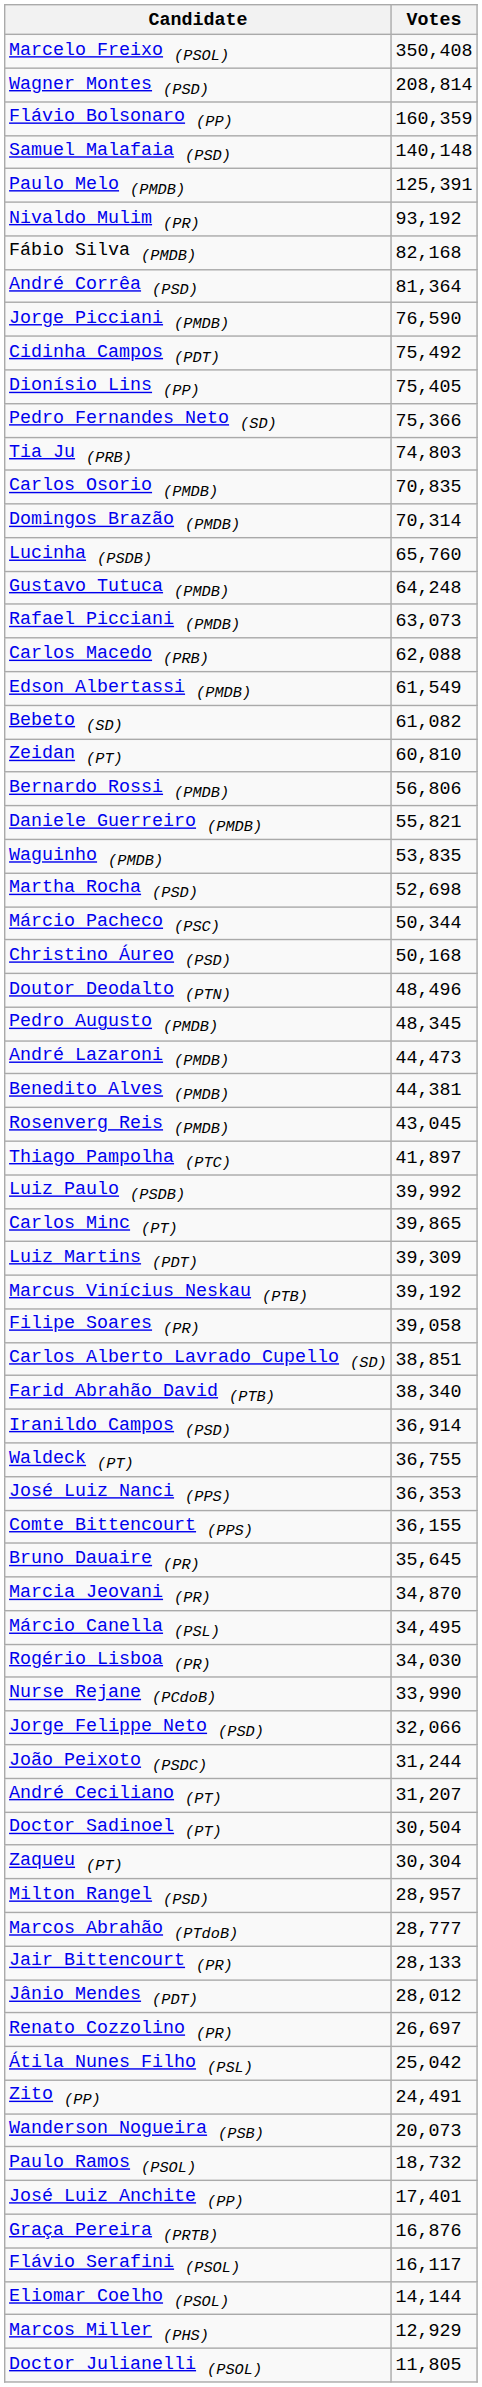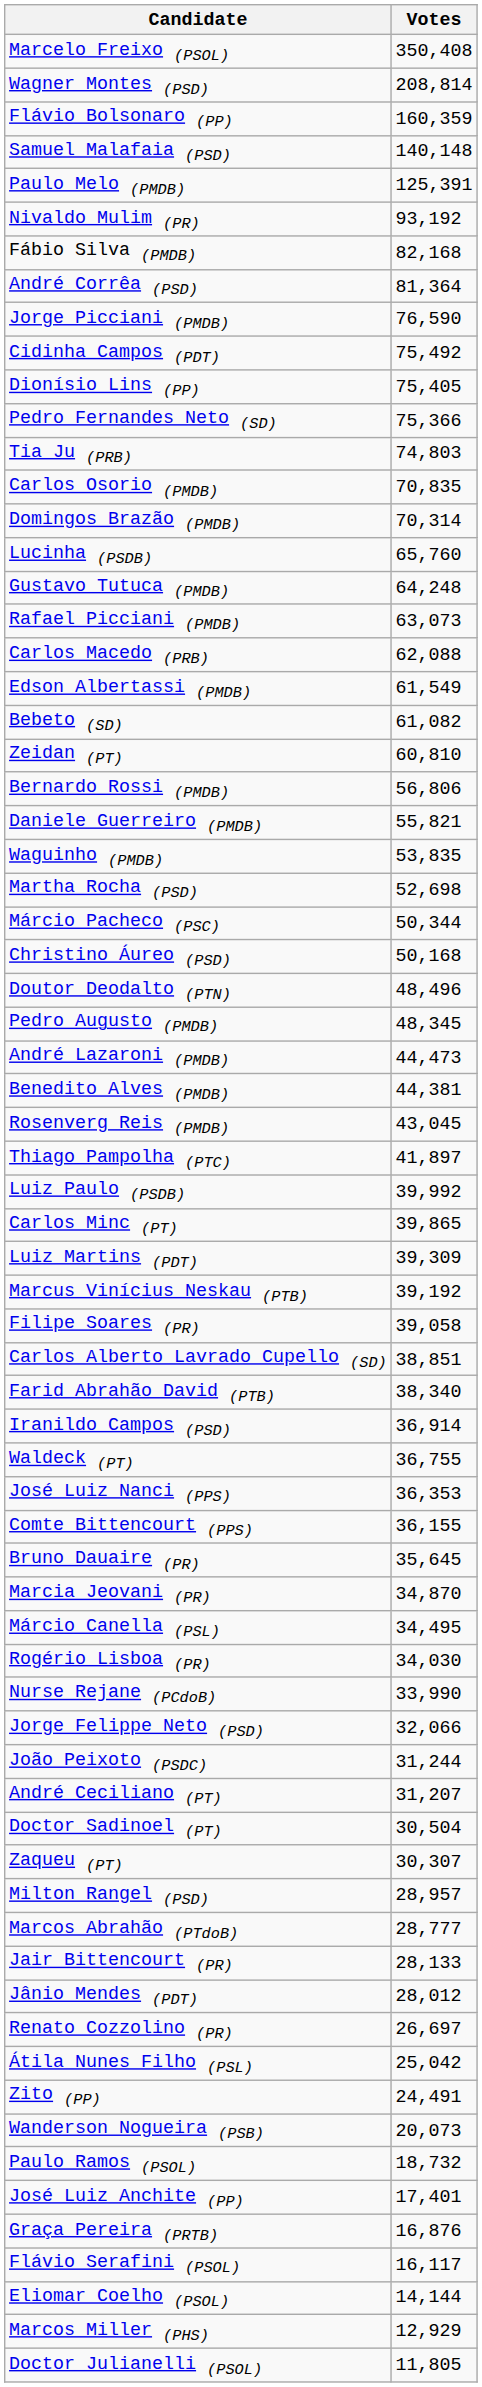(428, 1862) 30,304 -> (428, 1862) 30,307
